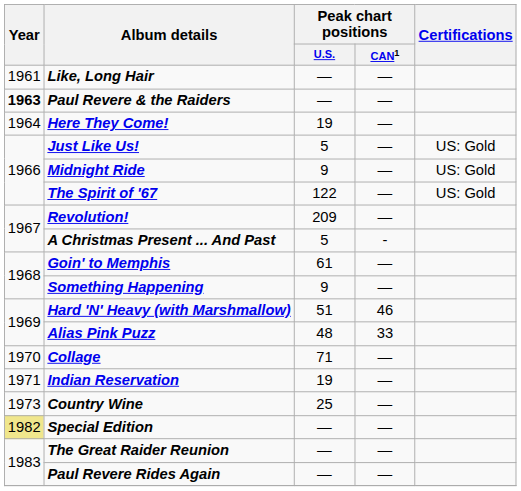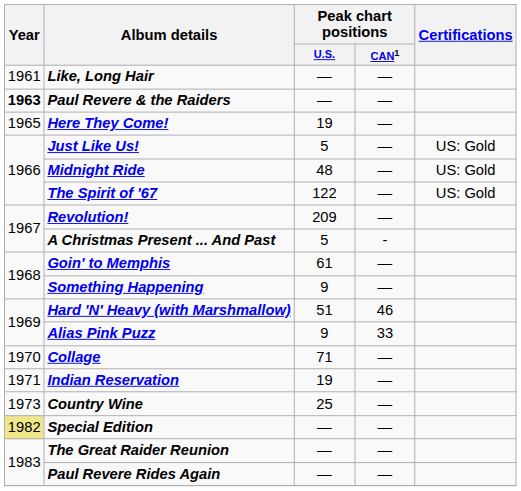(24, 123) 1964 -> (24, 123) 1965
(324, 170) 9 -> (324, 170) 48
(324, 333) 48 -> (324, 333) 9
